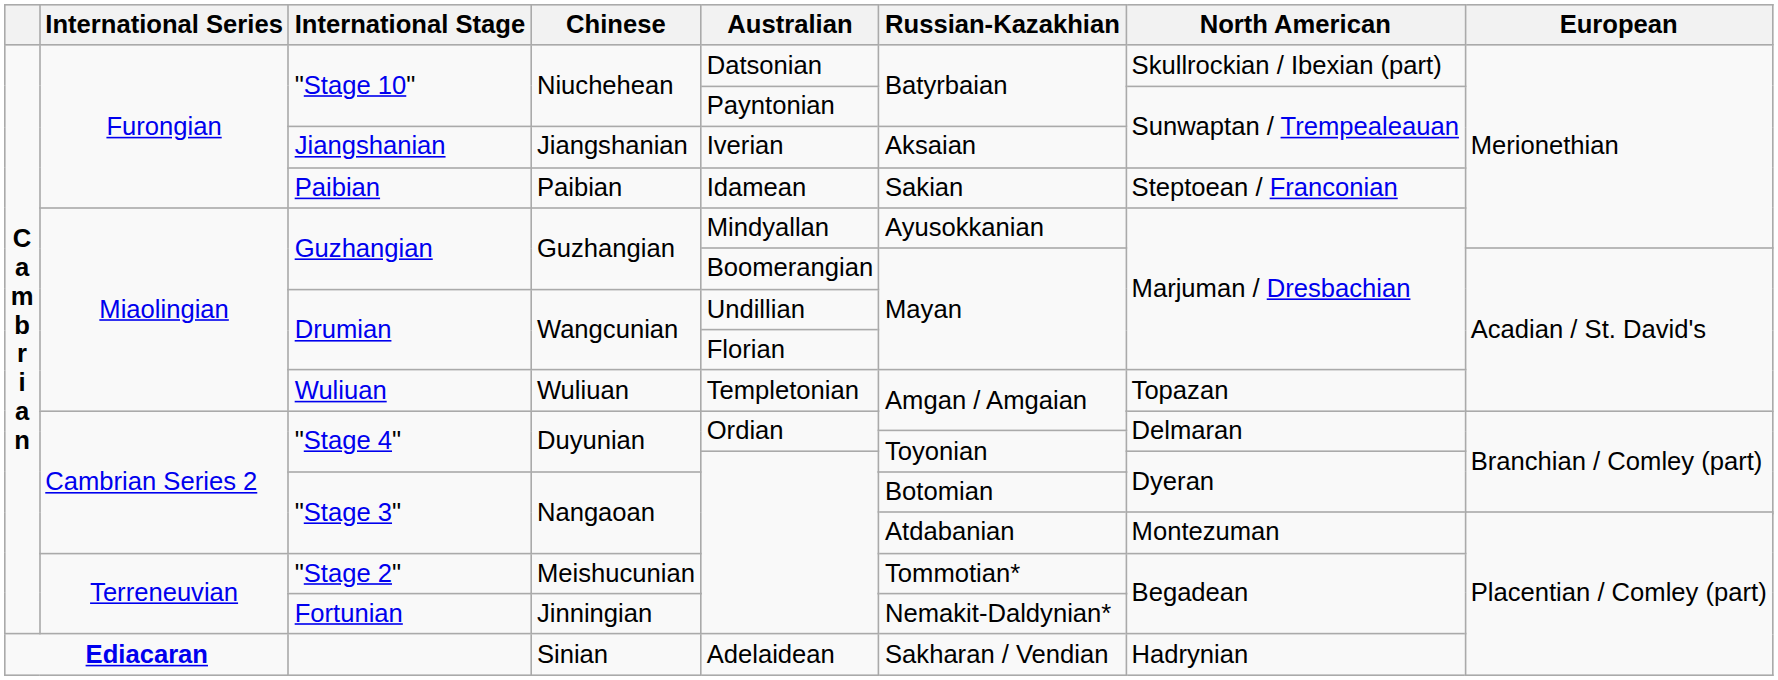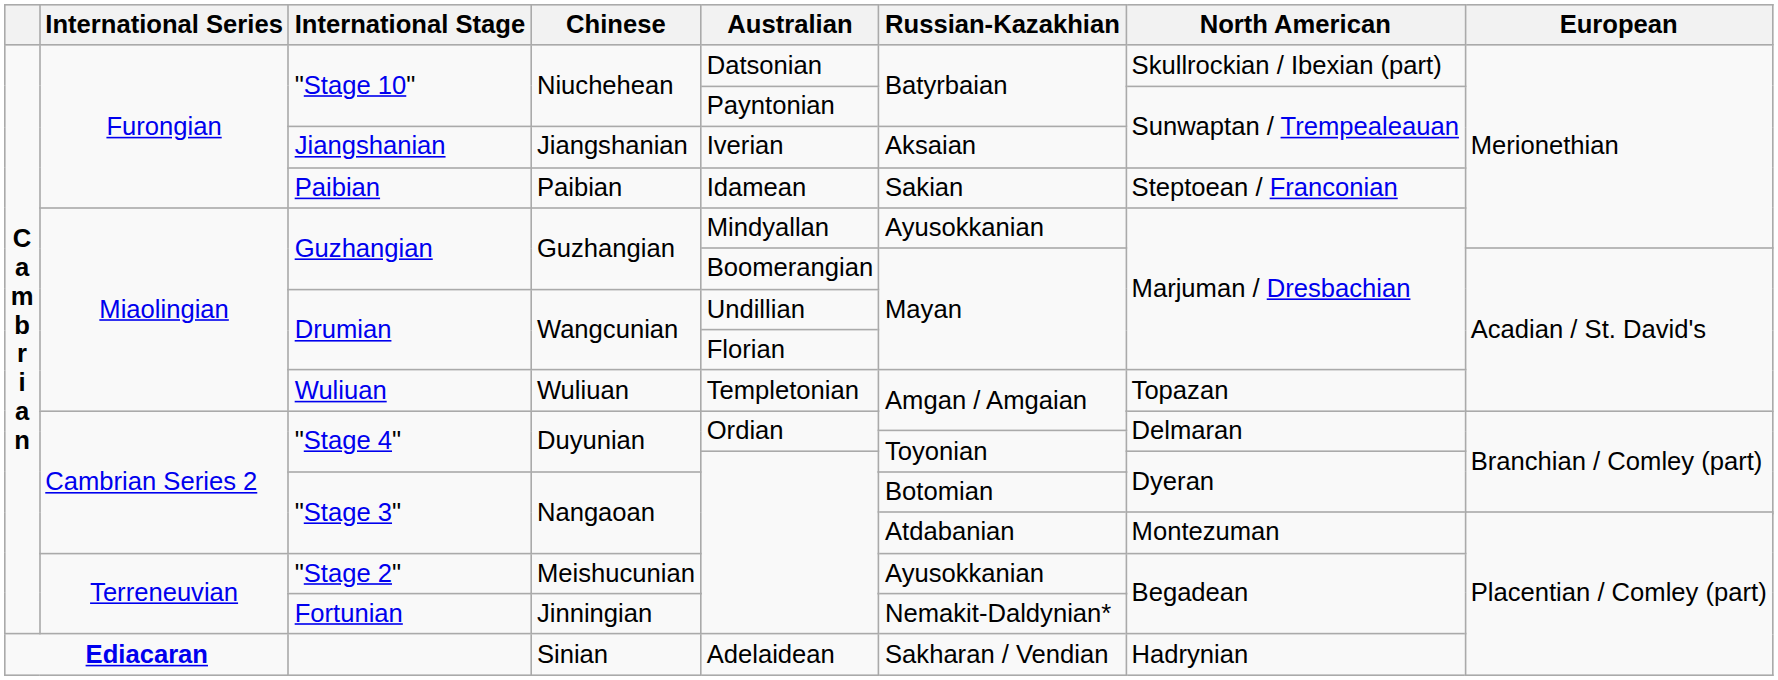(953, 572) Tommotian* -> (964, 572) Ayusokkanian
